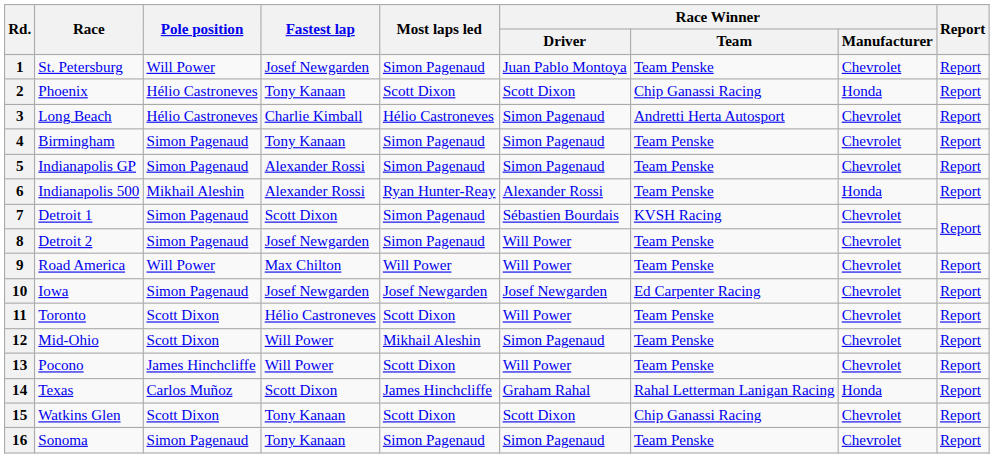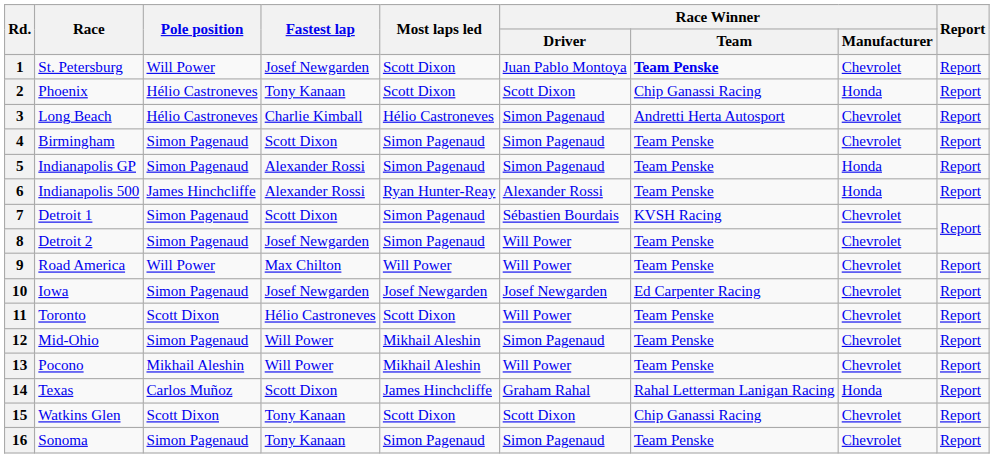(434, 66) Simon Pagenaud -> (419, 66) Scott Dixon
(674, 66) normal -> (676, 66) bold
(305, 141) Tony Kanaan -> (301, 141) Scott Dixon
(871, 165) Chevrolet -> (862, 165) Honda
(195, 190) Mikhail Aleshin -> (201, 190) James Hinchcliffe
(183, 340) Scott Dixon -> (197, 340) Simon Pagenaud
(201, 365) James Hinchcliffe -> (195, 365) Mikhail Aleshin
(419, 365) Scott Dixon -> (432, 365) Mikhail Aleshin
